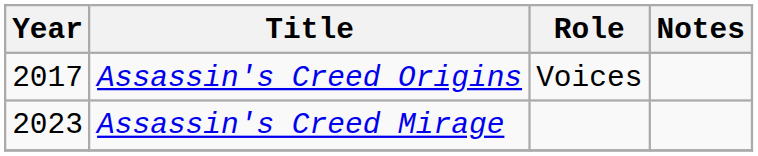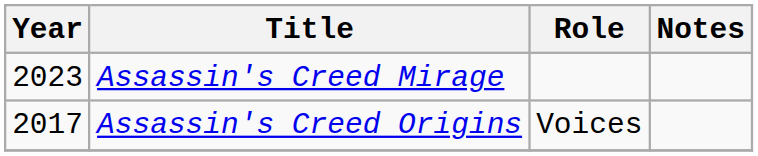rows swapped: (310, 77) <-> (301, 125)
